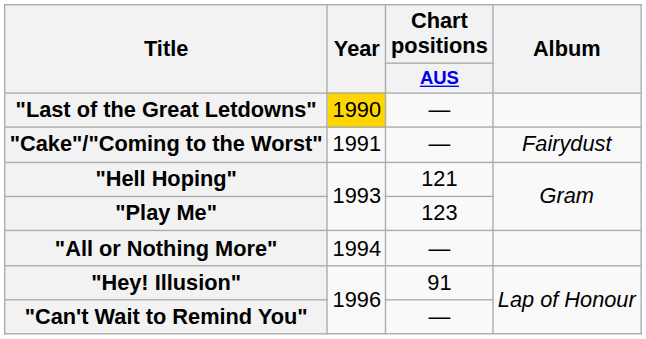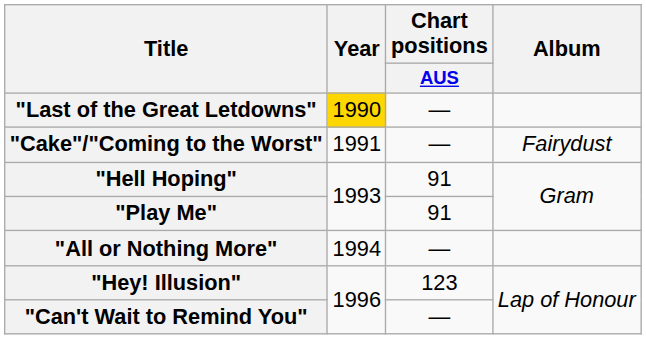(439, 178) 121 -> (439, 178) 91
(439, 213) 123 -> (439, 213) 91
(439, 282) 91 -> (439, 282) 123
